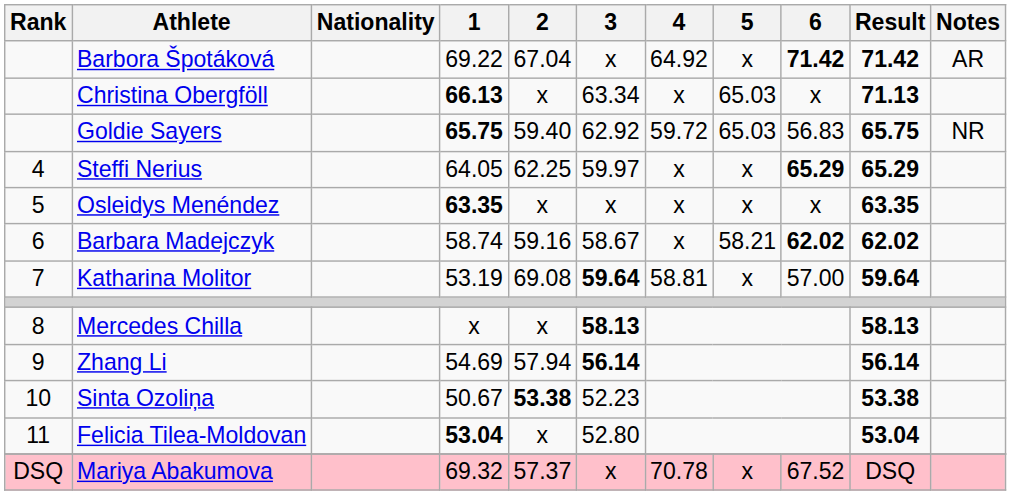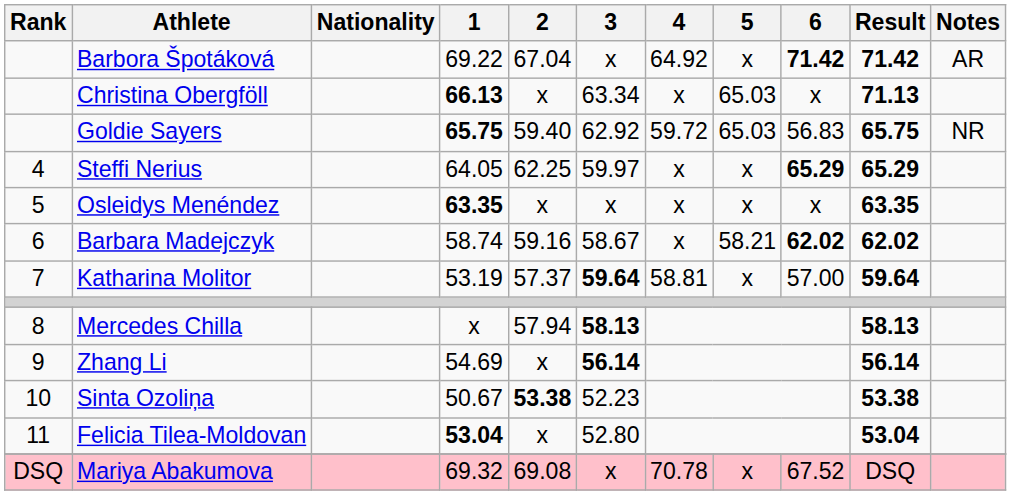(542, 278) 69.08 -> (542, 278) 57.37
(542, 325) x -> (542, 325) 57.94
(542, 362) 57.94 -> (542, 362) x
(542, 471) 57.37 -> (542, 471) 69.08
